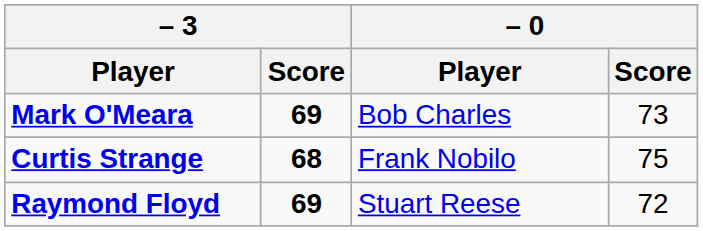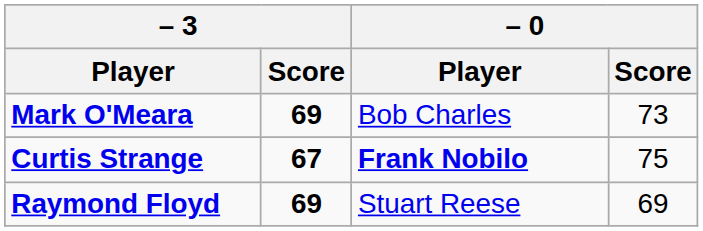(306, 159) 68 -> (306, 159) 67
(437, 159) normal -> (443, 159) bold
(653, 203) 72 -> (653, 203) 69
